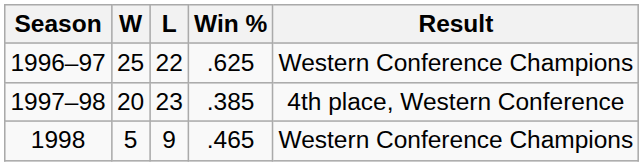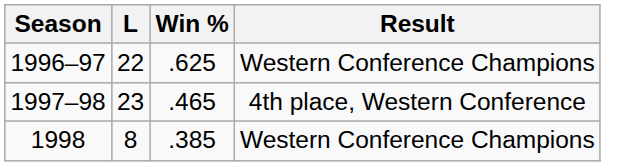- column: (131, 23)
(231, 101) .385 -> (192, 101) .465
(169, 140) 9 -> (131, 140) 8
(231, 140) .465 -> (192, 140) .385
